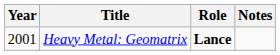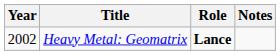(22, 38) 2001 -> (22, 38) 2002
